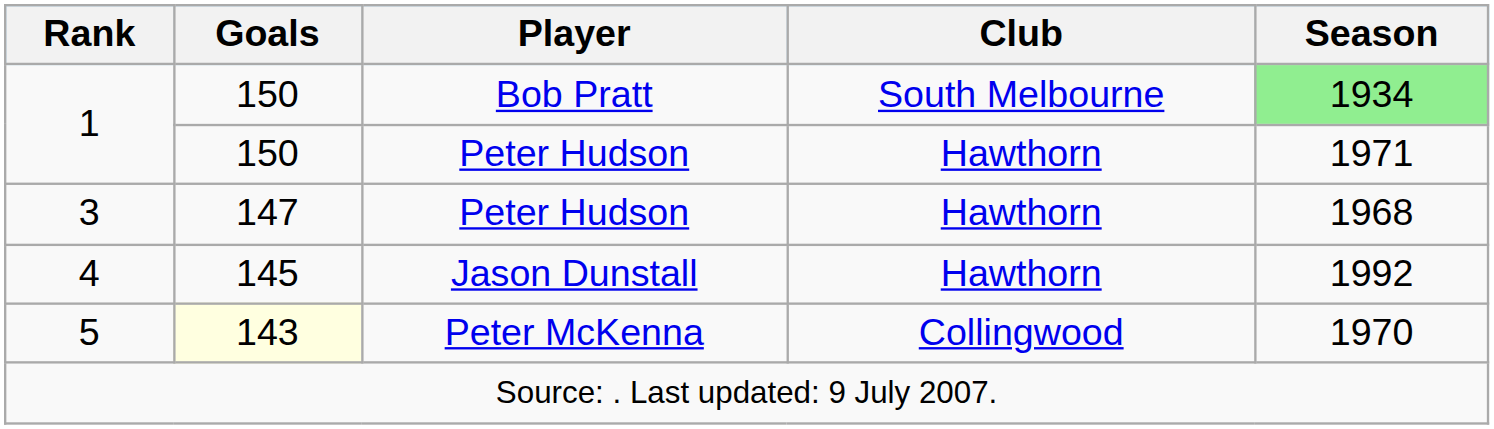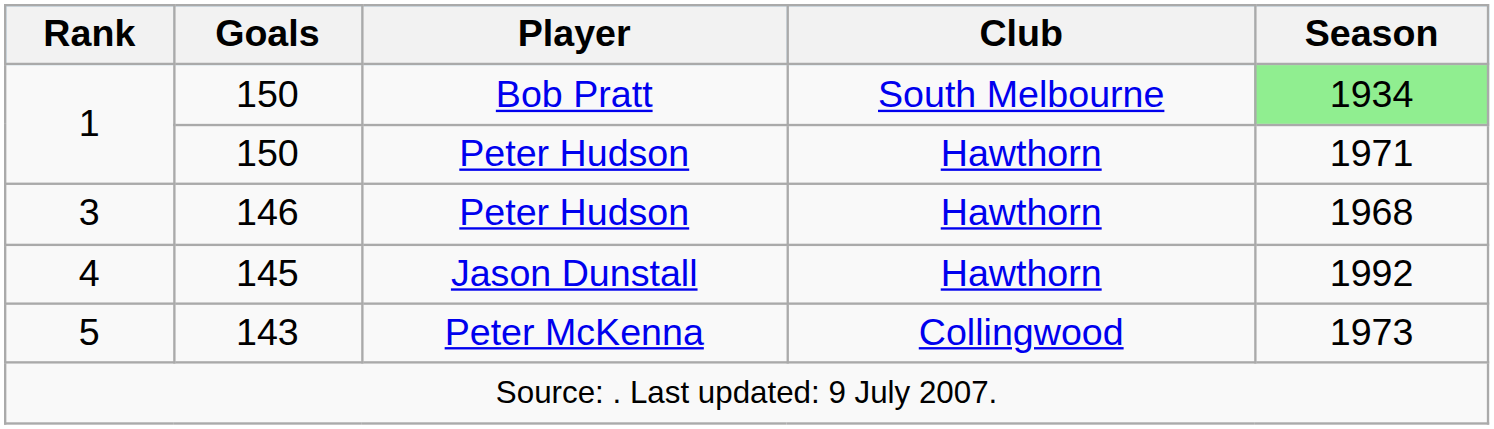(267, 213) 147 -> (267, 213) 146
(267, 332) lightyellow background -> (267, 332) no background
(1372, 332) 1970 -> (1372, 332) 1973
